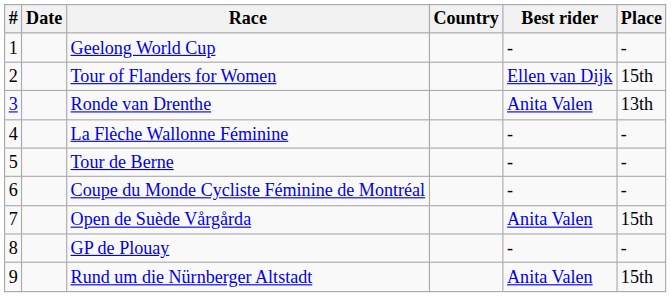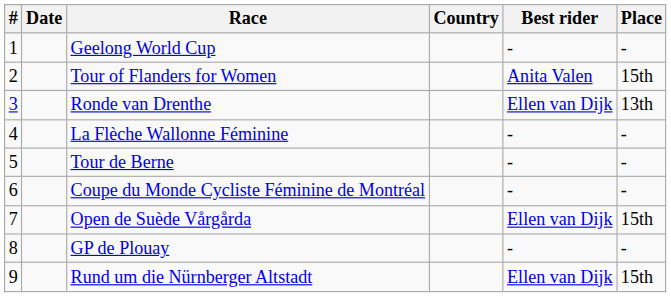(560, 76) Ellen van Dijk -> (550, 76) Anita Valen
(550, 104) Anita Valen -> (560, 104) Ellen van Dijk
(550, 219) Anita Valen -> (560, 219) Ellen van Dijk
(550, 276) Anita Valen -> (560, 276) Ellen van Dijk
